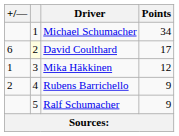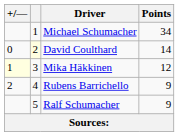(10, 49) 6 -> (10, 49) 0
(166, 49) 17 -> (166, 49) 14
(10, 67) no background -> (10, 67) lightyellow background
